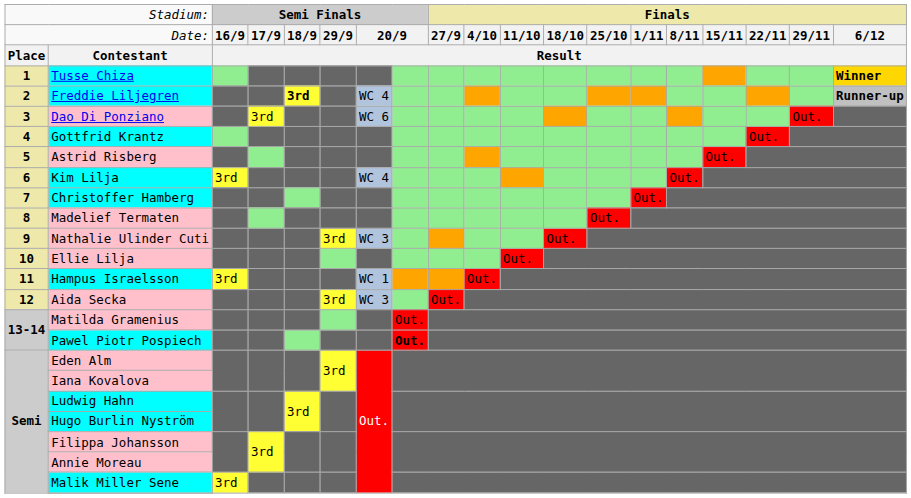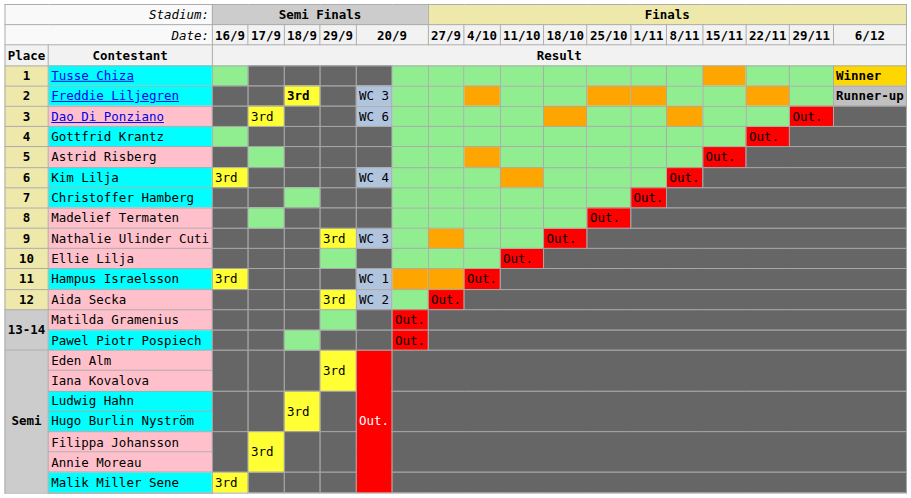(374, 96) WC 4 -> (374, 96) WC 3
(374, 299) WC 3 -> (374, 299) WC 2
(410, 340) bold -> (410, 340) normal
